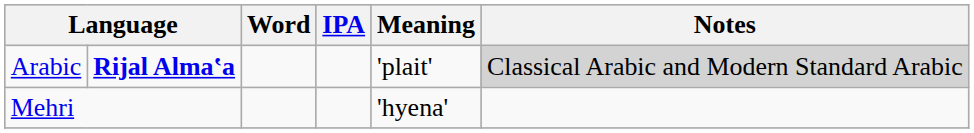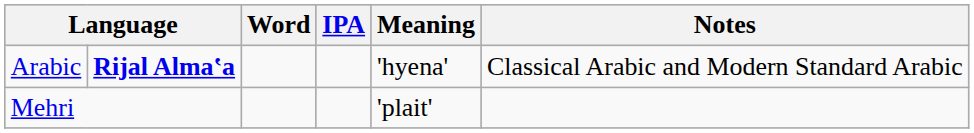(405, 66) 'plait' -> (413, 66) 'hyena'
(725, 66) lightgrey background -> (725, 66) no background
(413, 107) 'hyena' -> (405, 107) 'plait'
